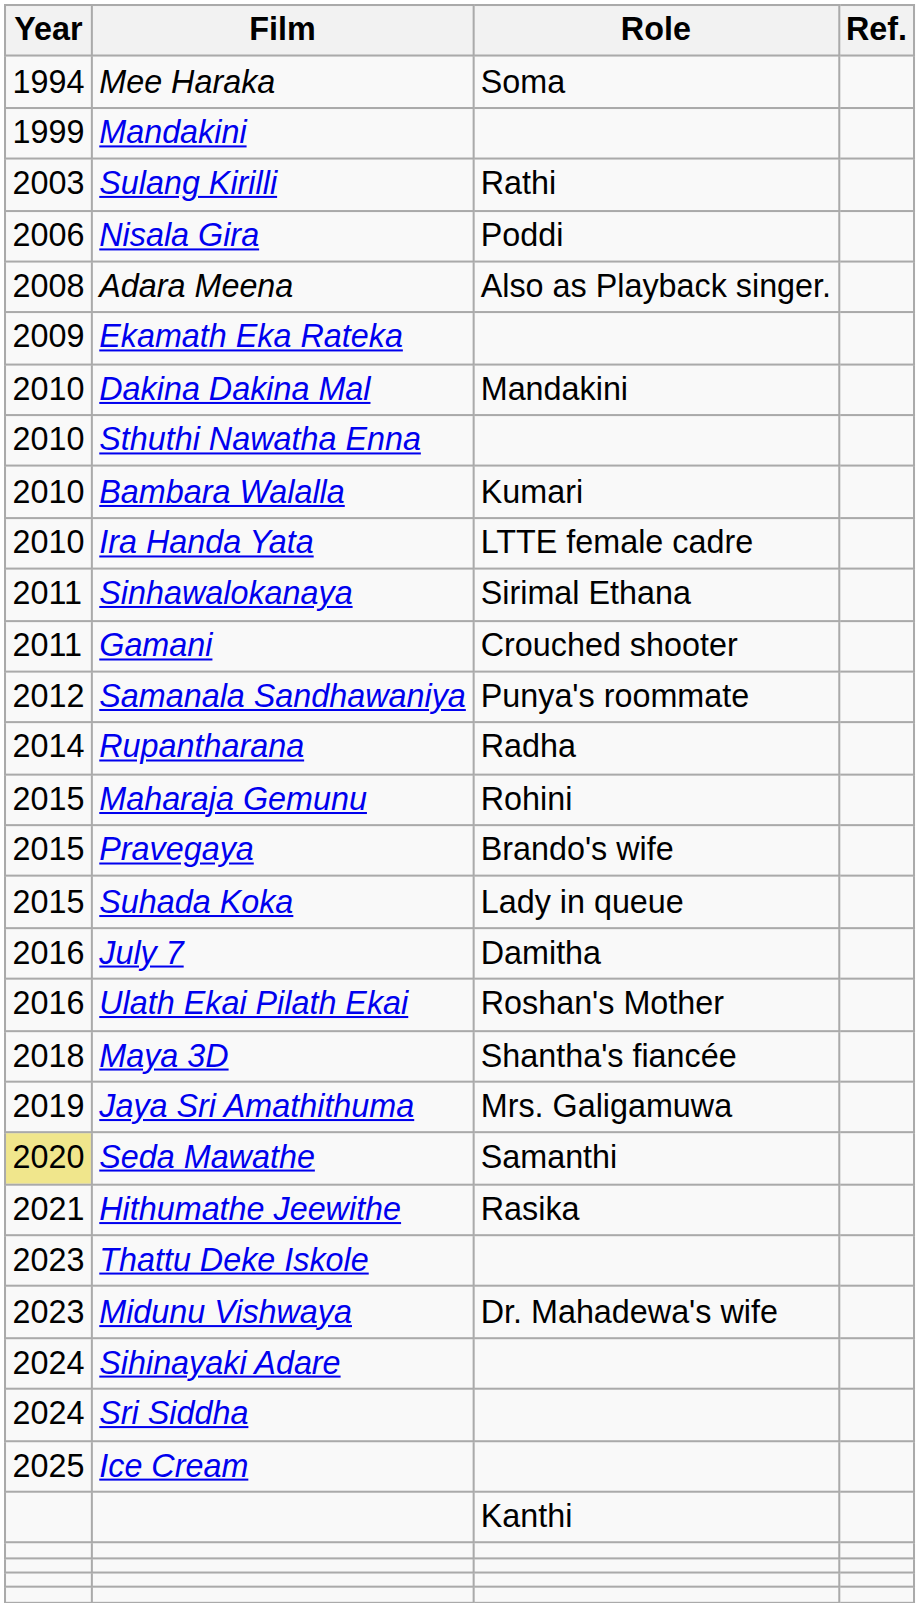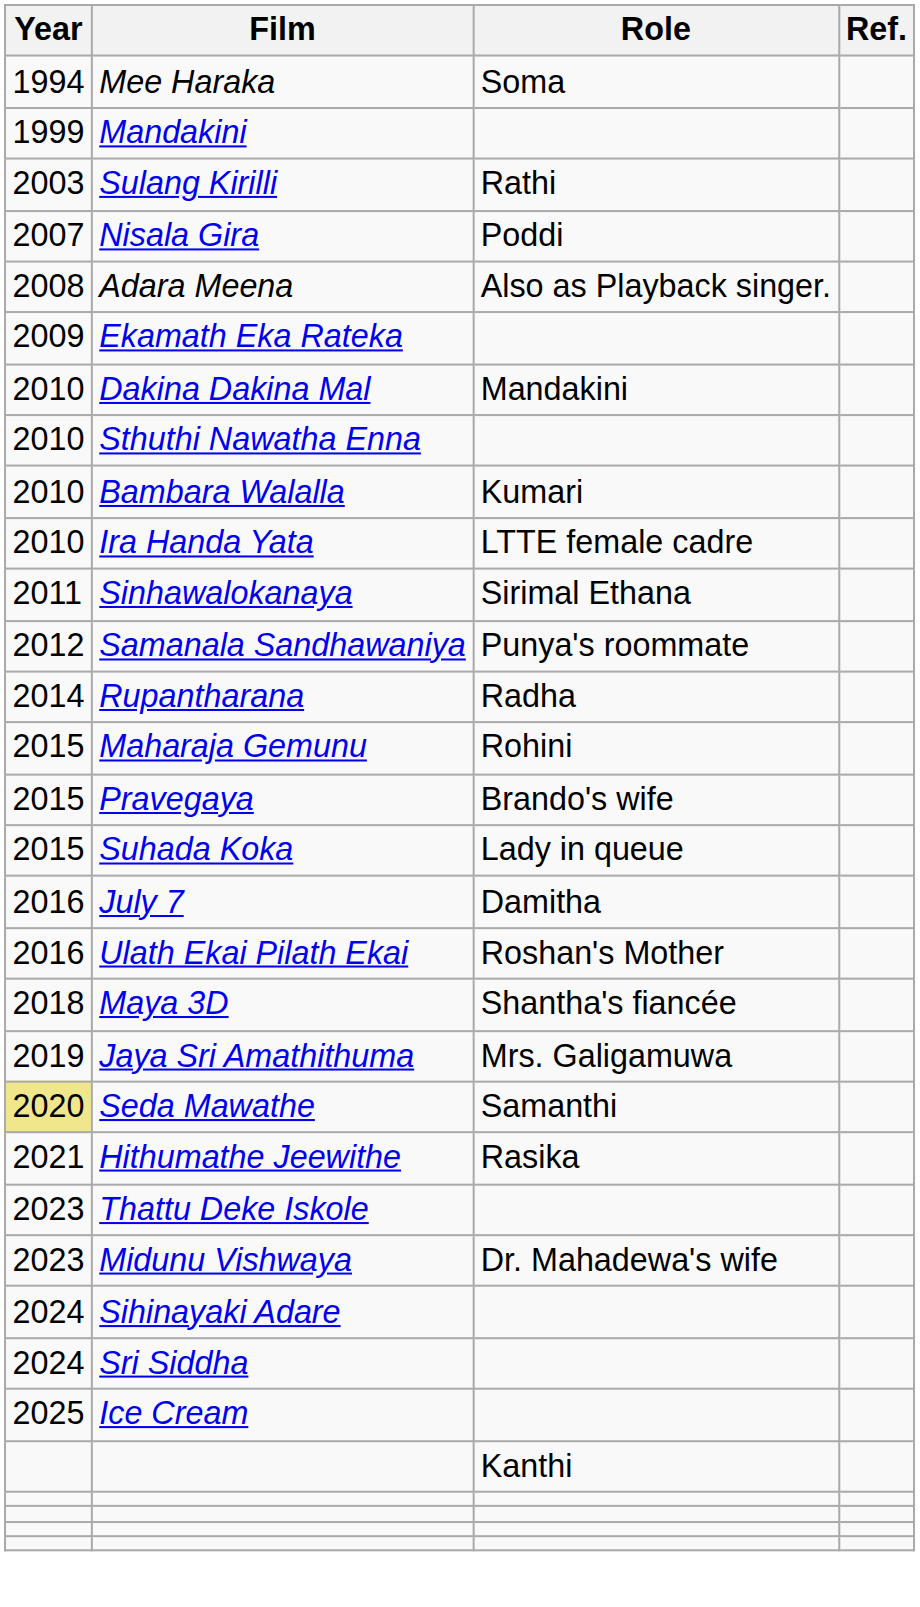(48, 235) 2006 -> (48, 235) 2007
- row: (156, 645)
